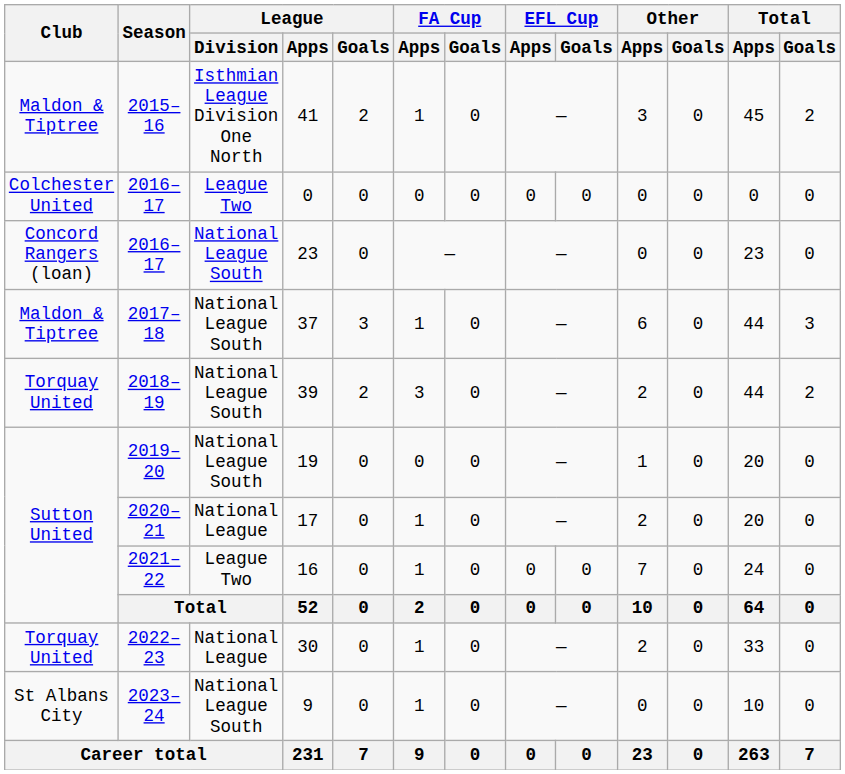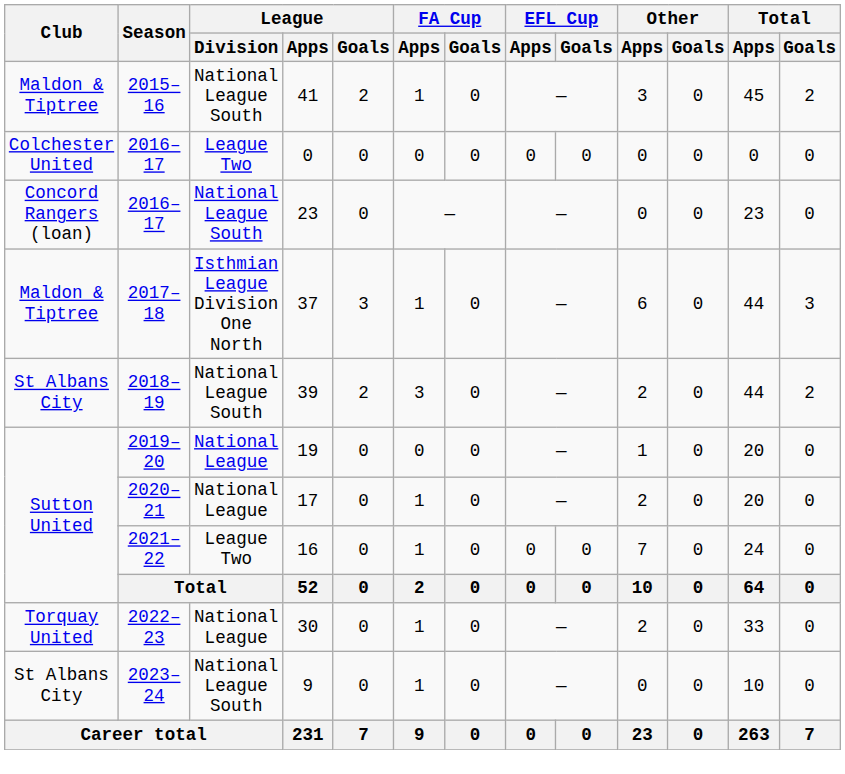(236, 117) Isthmian League Division One North -> (236, 96) National League South
(236, 324) National League South -> (236, 304) Isthmian League Division One North
(62, 393) Torquay United -> (62, 393) St Albans City
(236, 462) National League South -> (236, 452) National League
